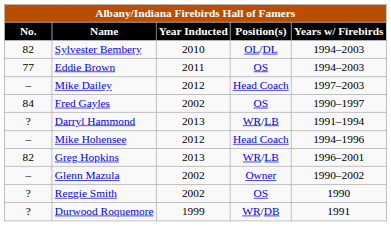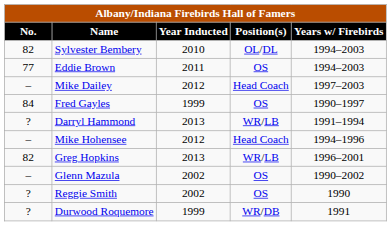(193, 103) 2002 -> (193, 103) 1999
(261, 175) Owner -> (261, 175) OS
